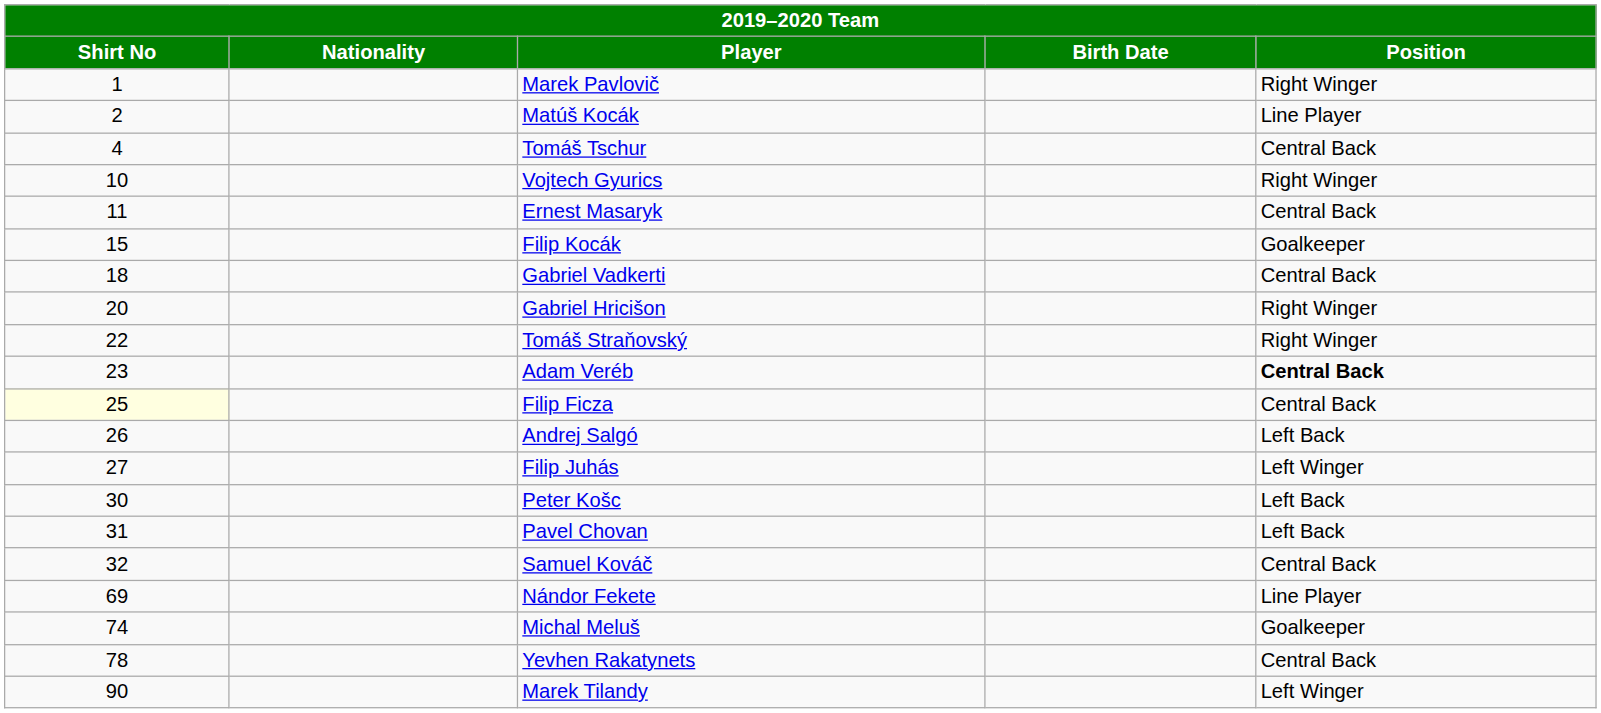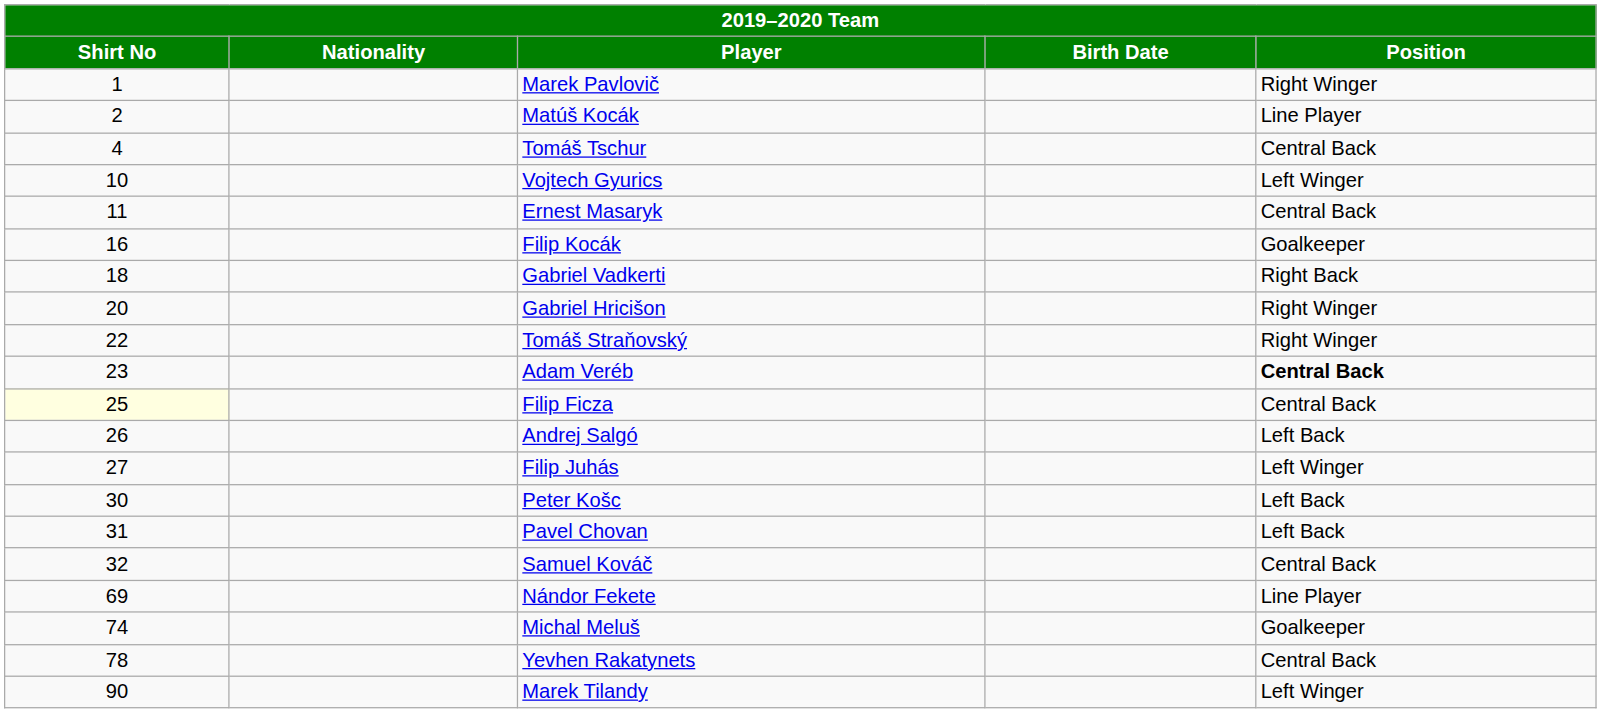(1319, 180) Right Winger -> (1312, 180) Left Winger
(117, 244) 15 -> (117, 244) 16
(1318, 276) Central Back -> (1309, 276) Right Back
